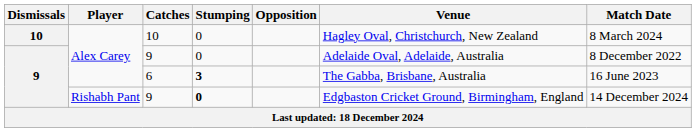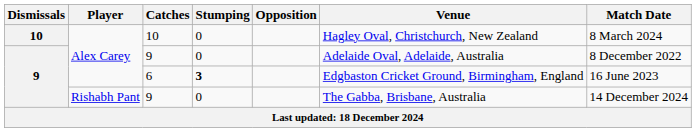(404, 76) The Gabba, Brisbane, Australia -> (453, 76) Edgbaston Cricket Ground, Birmingham, England
(199, 96) bold -> (199, 96) normal
(453, 96) Edgbaston Cricket Ground, Birmingham, England -> (404, 96) The Gabba, Brisbane, Australia
